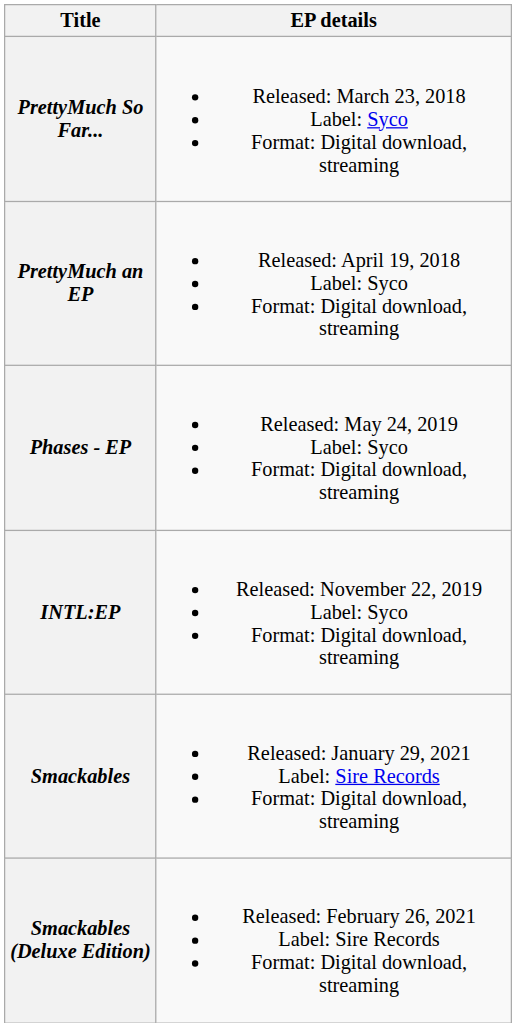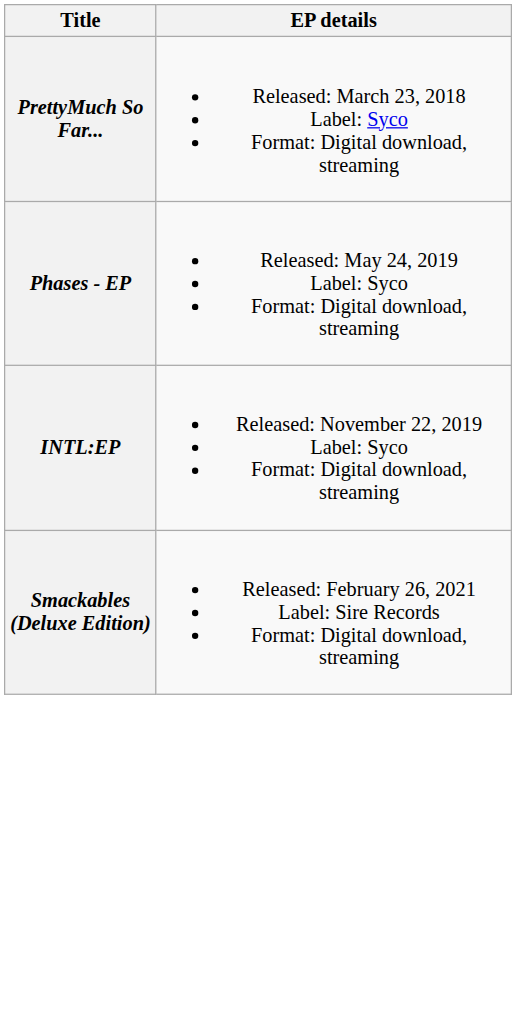- row: (80, 283)
- row: (80, 776)
